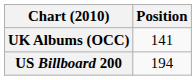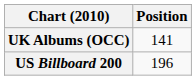(162, 63) 194 -> (162, 63) 196
